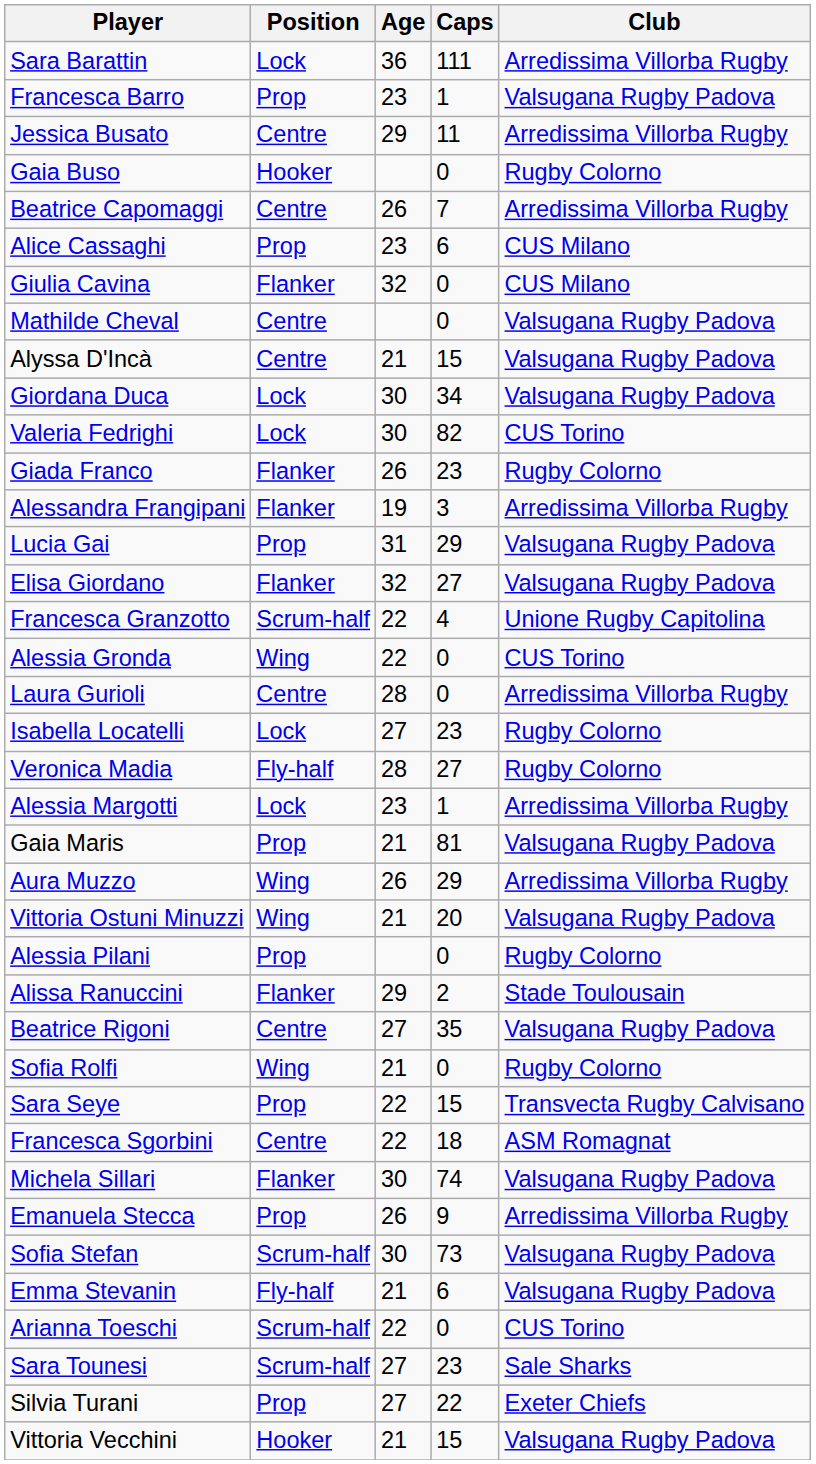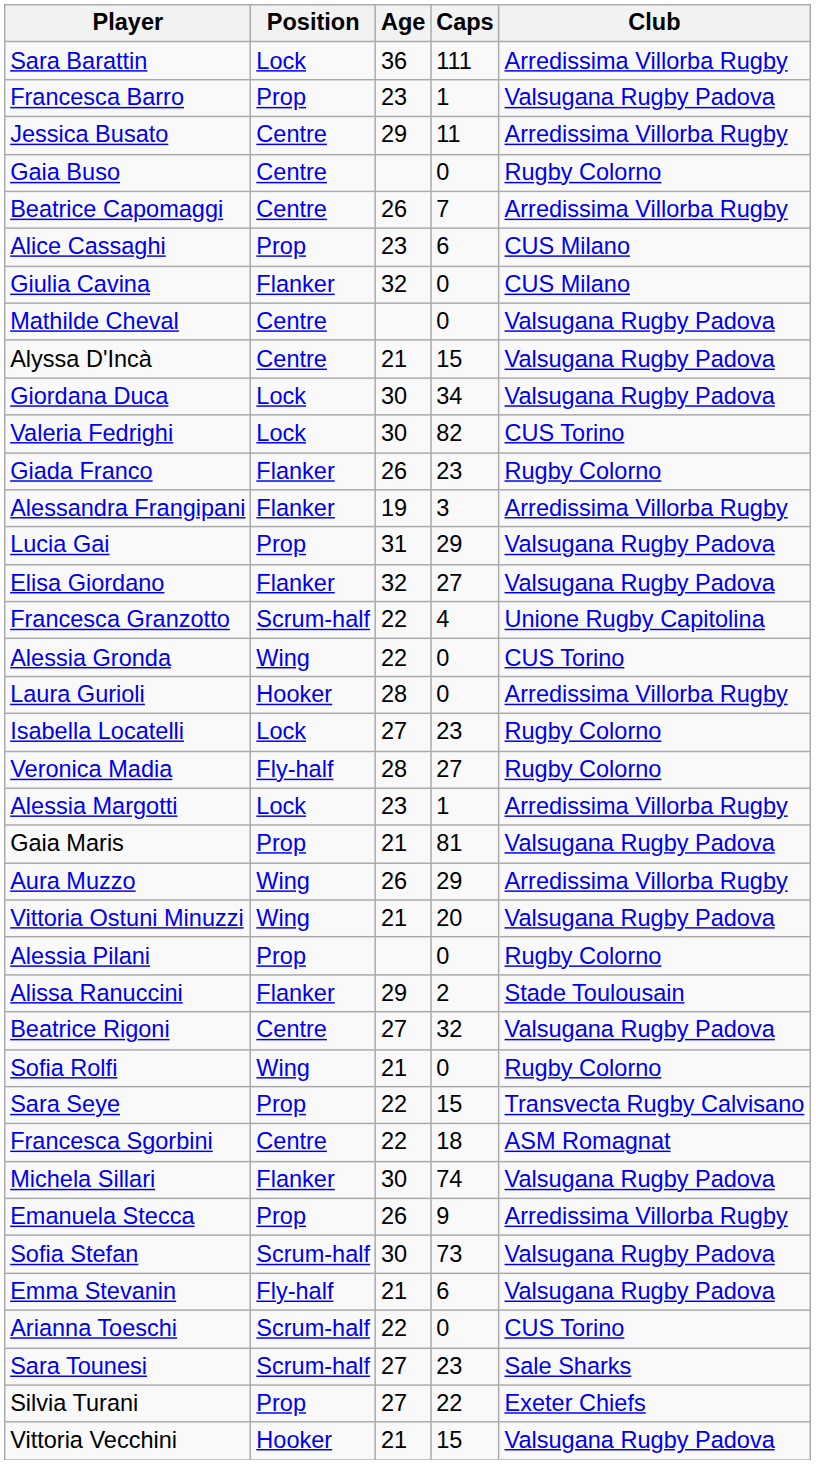(294, 172) Hooker -> (292, 172) Centre
(292, 694) Centre -> (294, 694) Hooker
(449, 1030) 35 -> (449, 1030) 32
